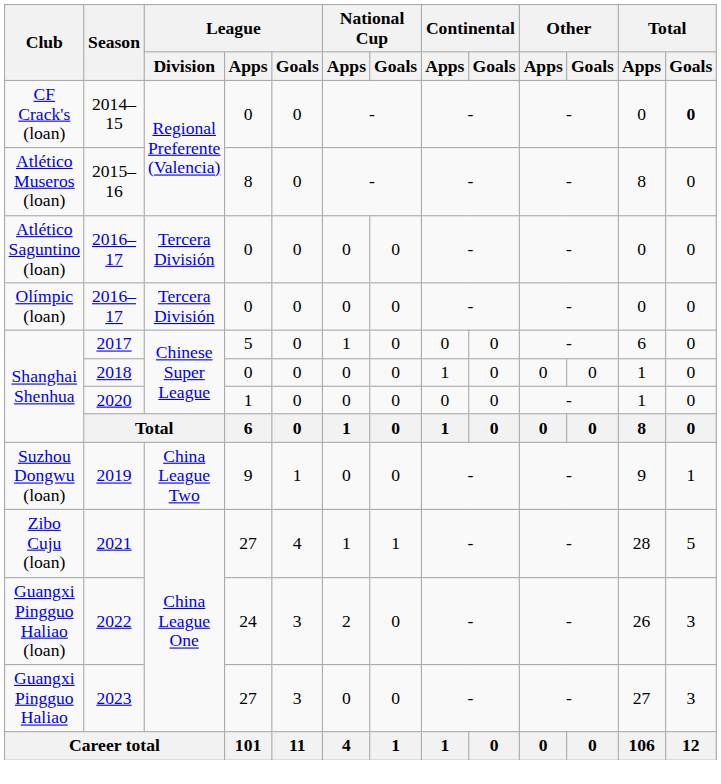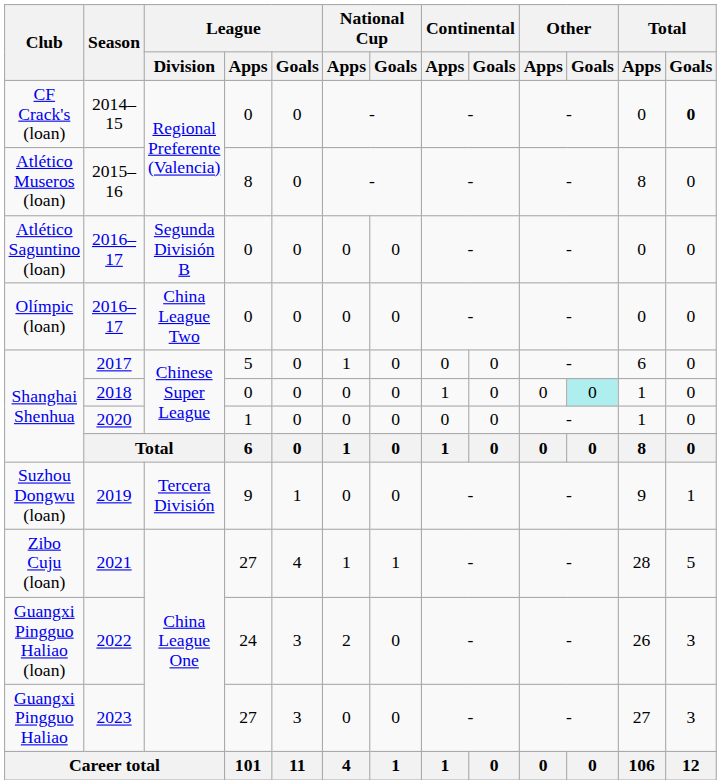(184, 248) Tercera División -> (184, 248) Segunda División B
(184, 306) Tercera División -> (184, 316) China League Two
(592, 372) no background -> (592, 392) paleturquoise background
(184, 475) China League Two -> (184, 495) Tercera División
